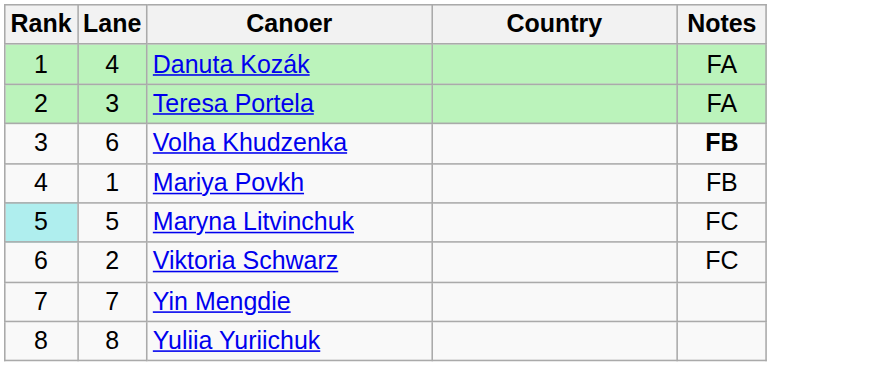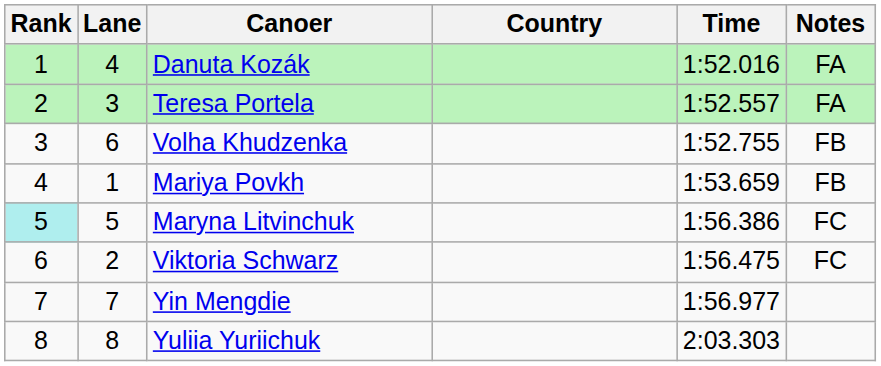+ column: (731, 24)
(722, 143) bold -> (830, 143) normal
